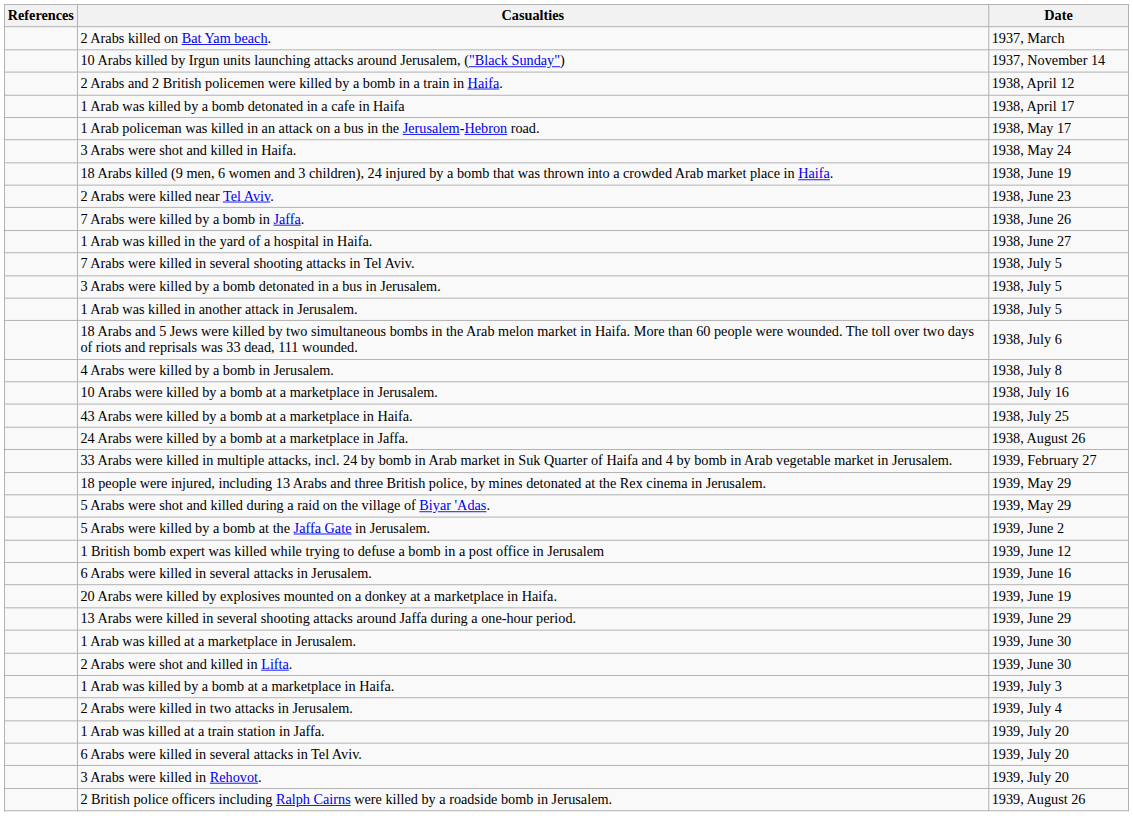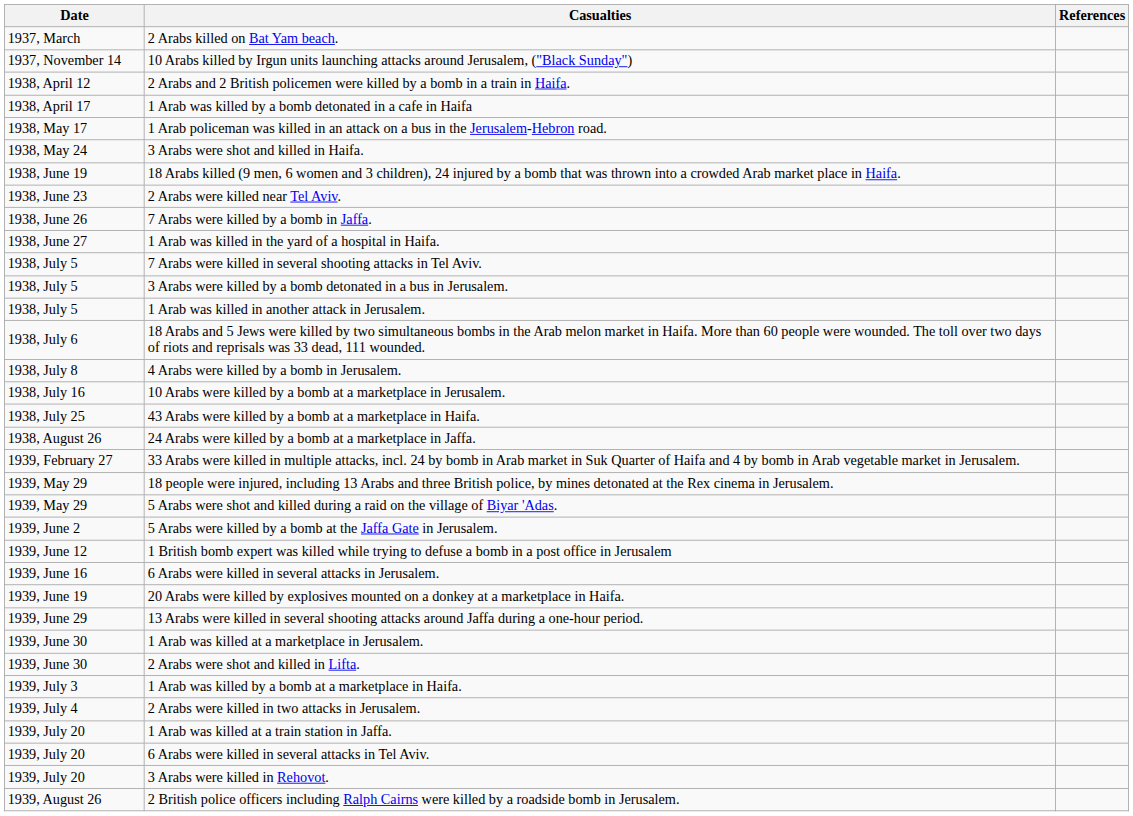columns swapped: (1058, 15) <-> (41, 15)
